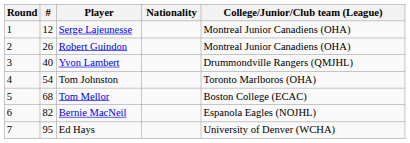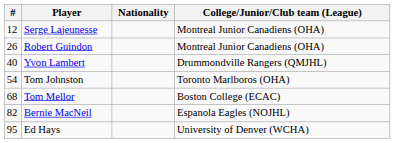- column: (22, 12)
